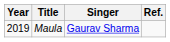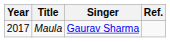(18, 28) 2019 -> (18, 28) 2017
